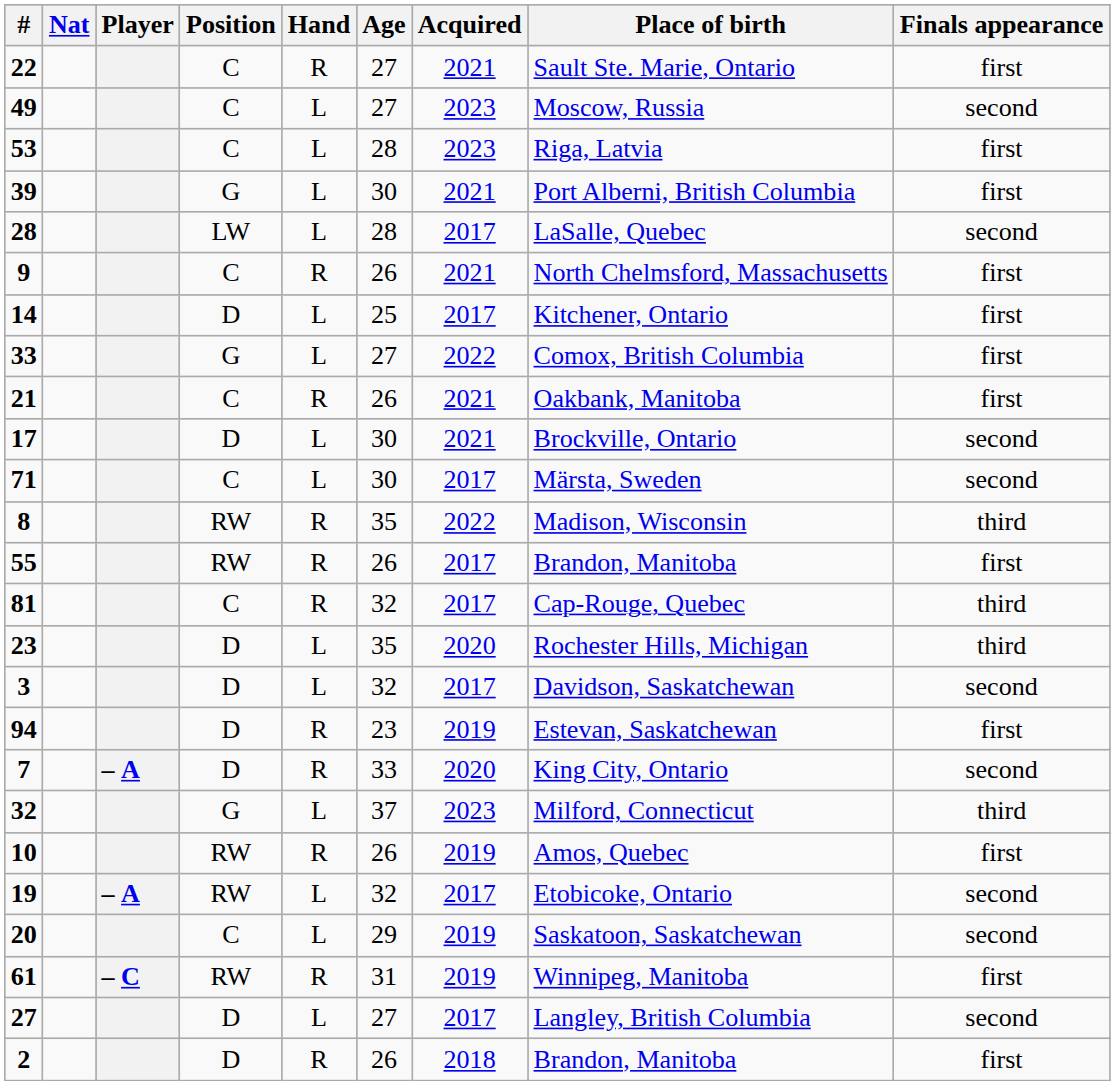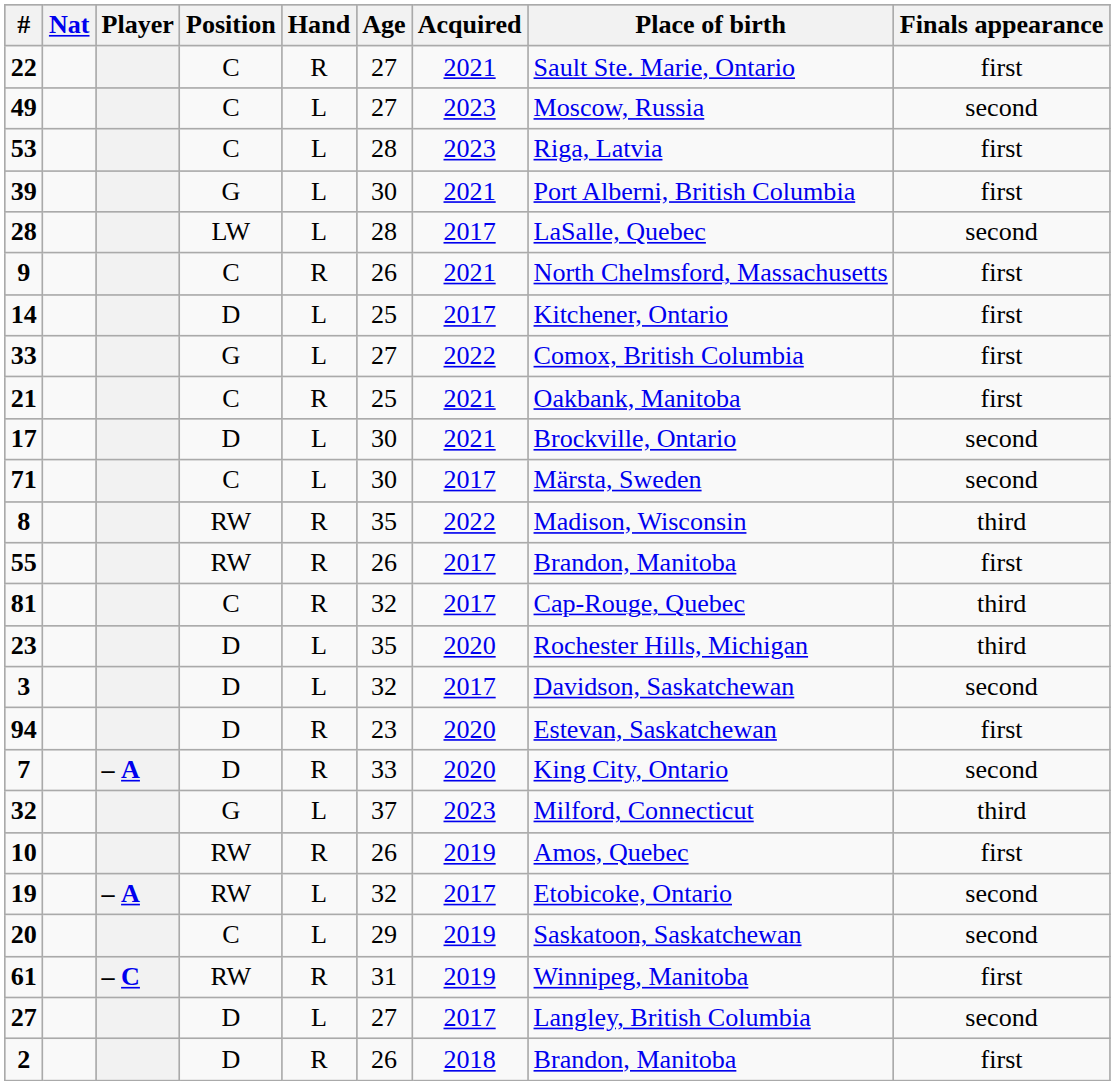(384, 397) 26 -> (384, 397) 25
(470, 728) 2019 -> (470, 728) 2020
